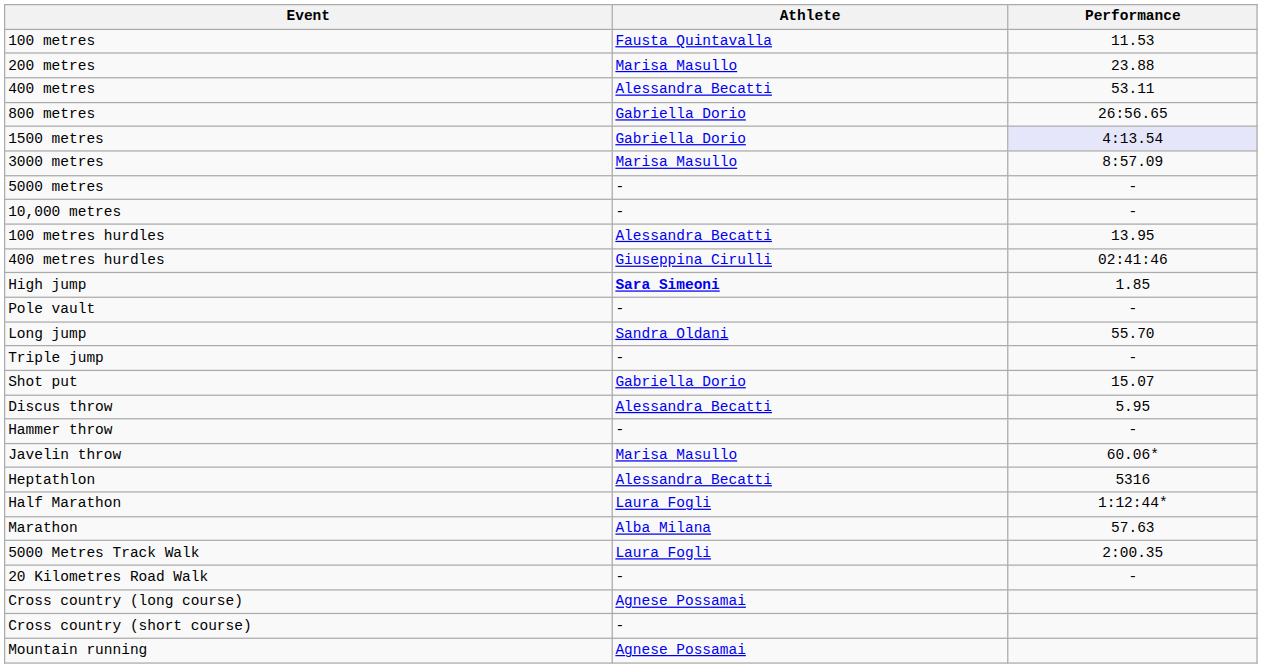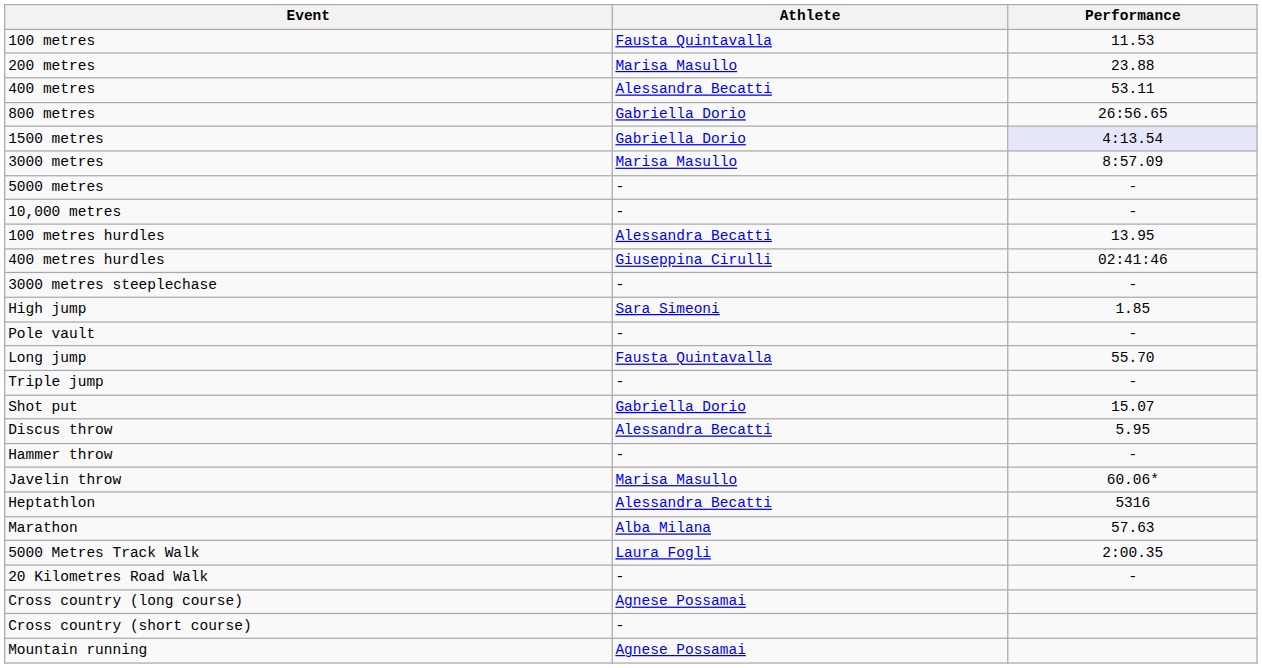+ row: (112, 285)
(668, 285) bold -> (668, 309) normal
(672, 333) Sandra Oldani -> (694, 358) Fausta Quintavalla
- row: (65, 504)
